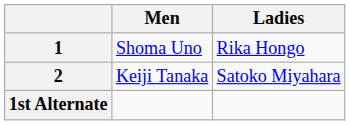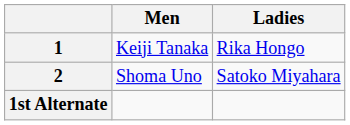(159, 47) Shoma Uno -> (162, 47) Keiji Tanaka
(162, 76) Keiji Tanaka -> (159, 76) Shoma Uno
